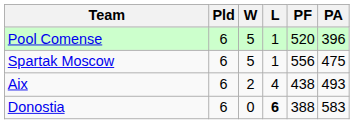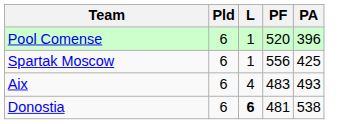- column: (250, 15)
(333, 61) 475 -> (309, 61) 425
(303, 84) 438 -> (278, 84) 483
(303, 107) 388 -> (278, 107) 481
(333, 107) 583 -> (309, 107) 538
